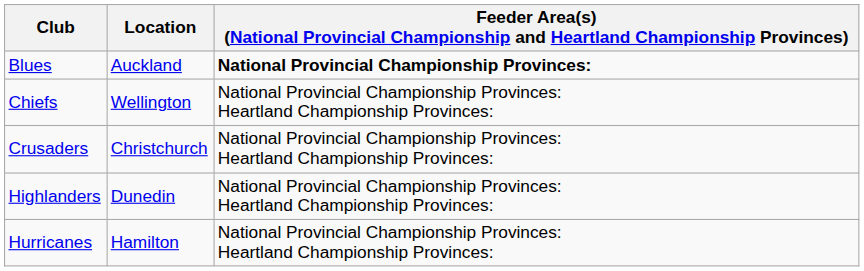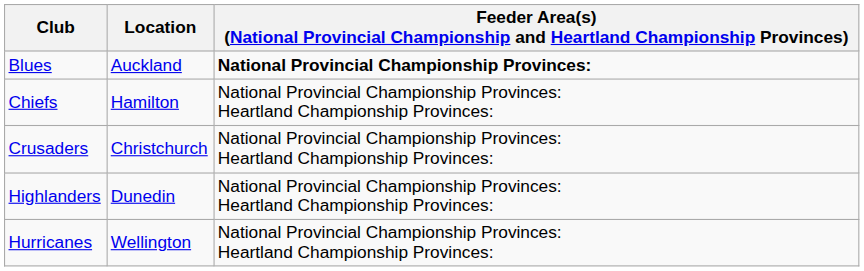(151, 102) Wellington -> (145, 102) Hamilton
(145, 242) Hamilton -> (151, 242) Wellington
